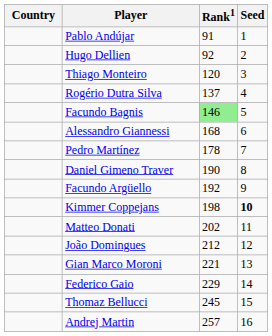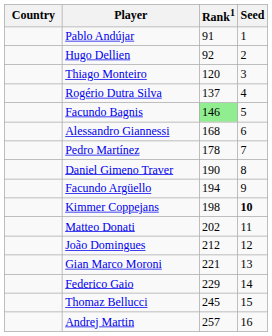(211, 188) 192 -> (211, 188) 194
